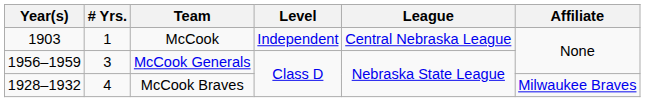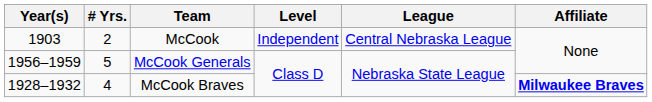(107, 39) 1 -> (107, 39) 2
(107, 62) 3 -> (107, 62) 5
(577, 86) normal -> (581, 86) bold
